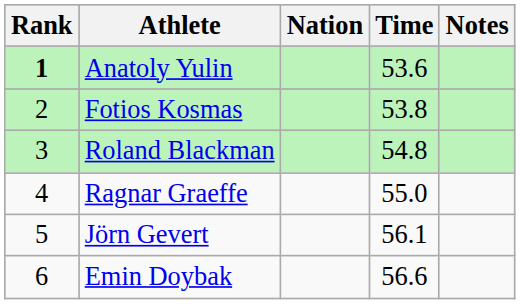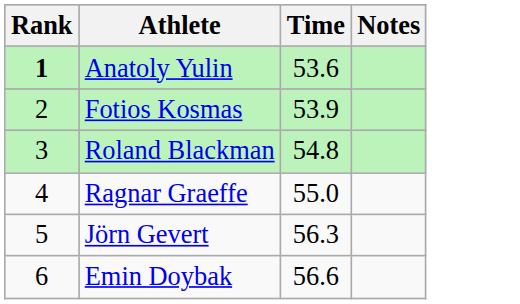- column: (325, 25)
(404, 109) 53.8 -> (316, 109) 53.9
(404, 234) 56.1 -> (316, 234) 56.3
